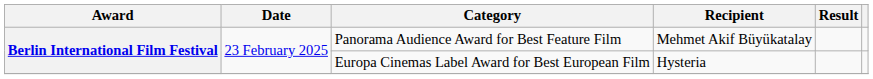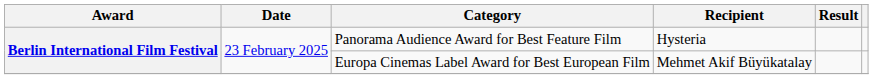(734, 39) Mehmet Akif Büyükatalay -> (681, 39) Hysteria
(681, 62) Hysteria -> (734, 62) Mehmet Akif Büyükatalay
